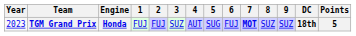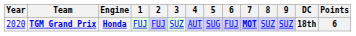(16, 24) 2023 -> (16, 24) 2020
(335, 24) 5 -> (335, 24) 6
